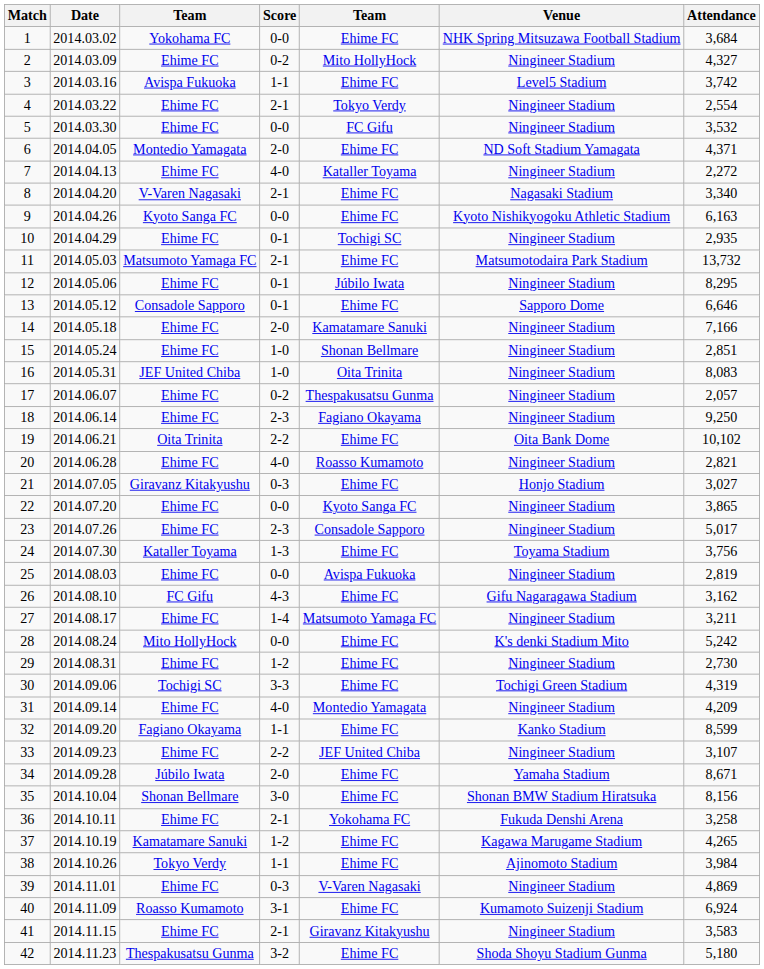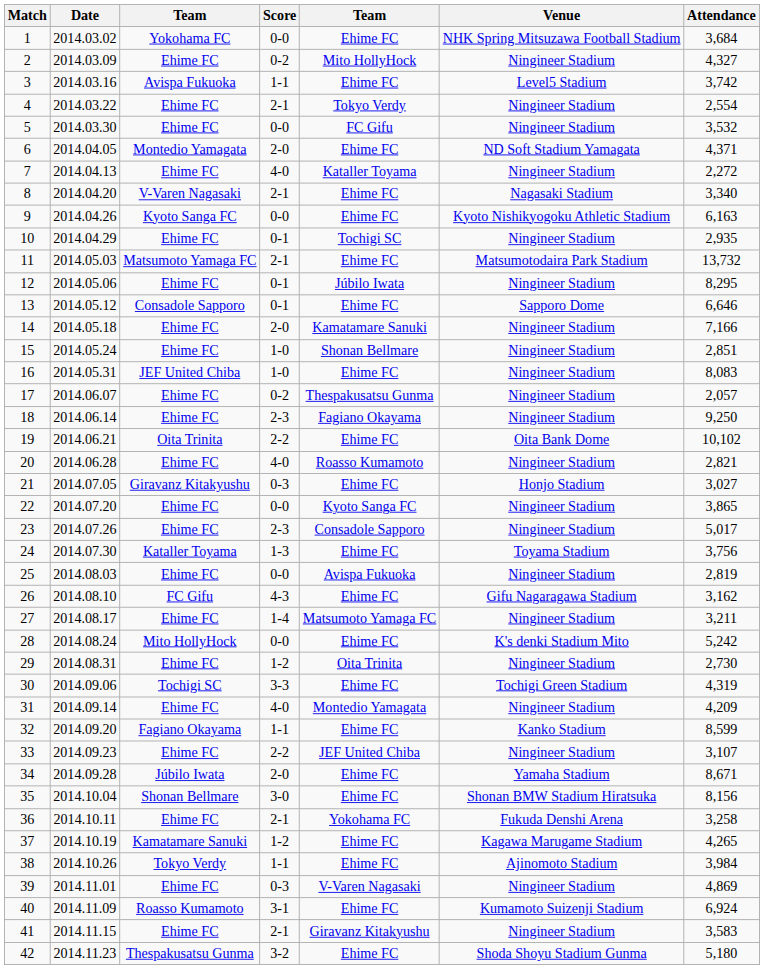(370, 372) Oita Trinita -> (370, 372) Ehime FC
(370, 663) Ehime FC -> (370, 663) Oita Trinita
